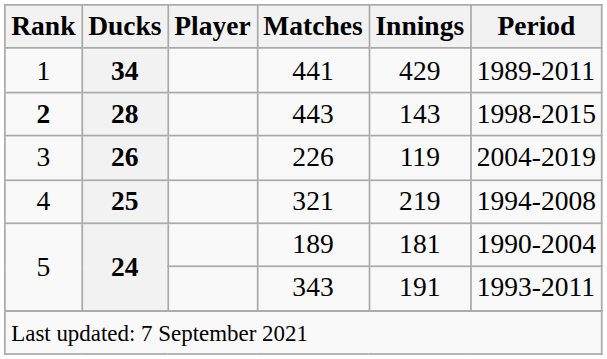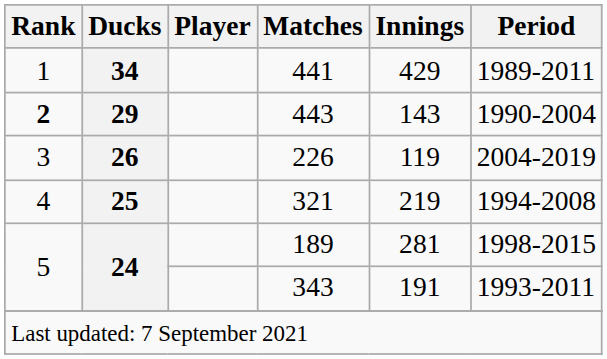(125, 113) 28 -> (125, 113) 29
(536, 113) 1998-2015 -> (536, 113) 1990-2004
(420, 244) 181 -> (420, 244) 281
(536, 244) 1990-2004 -> (536, 244) 1998-2015
